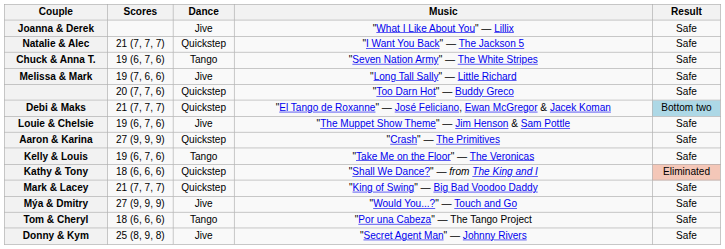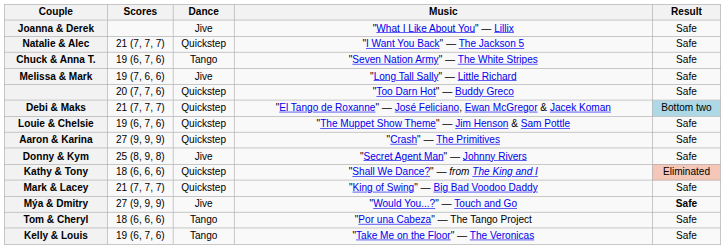(204, 124) Jive -> (204, 124) Quickstep
rows swapped: (56, 156) <-> (56, 236)
(686, 204) normal -> (686, 204) bold
